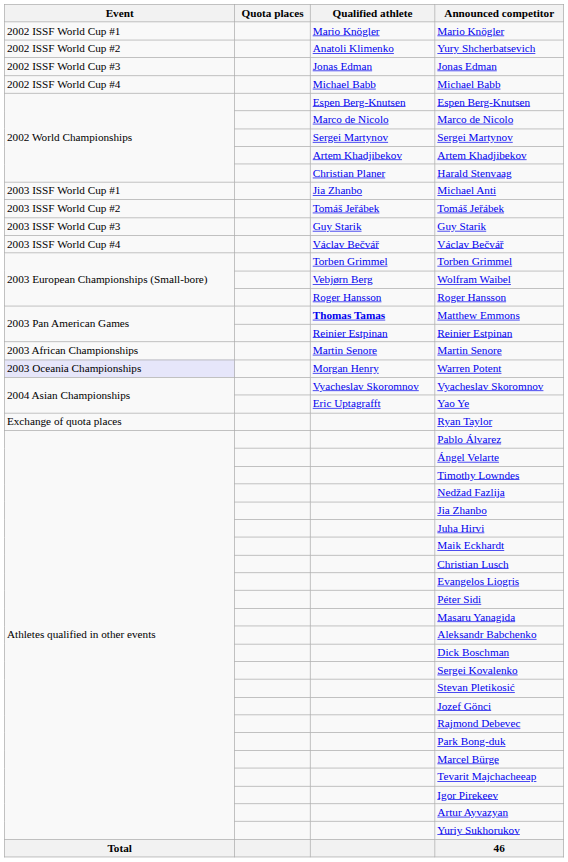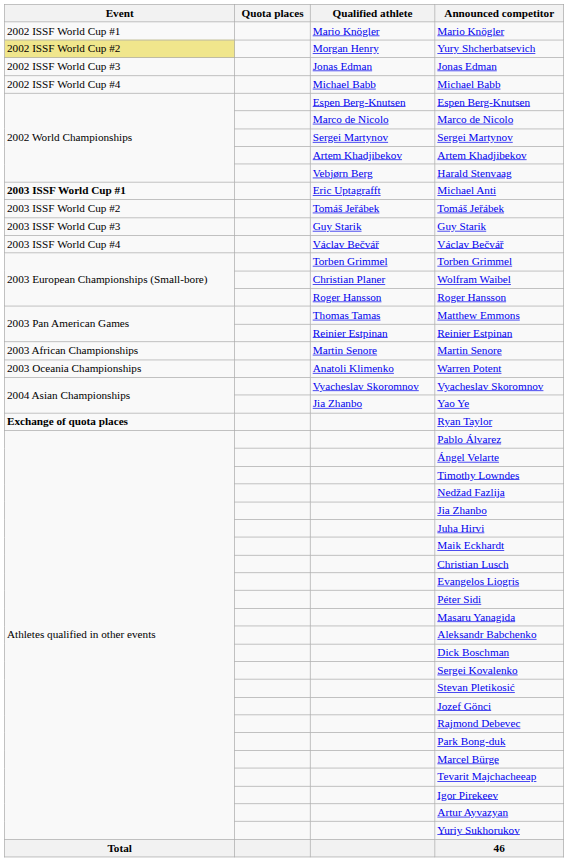(64, 48) no background -> (64, 48) khaki background
(353, 48) Anatoli Klimenko -> (346, 48) Morgan Henry
(349, 173) Christian Planer -> (343, 173) Vebjørn Berg
(64, 191) normal -> (66, 191) bold
(337, 191) Jia Zhanbo -> (347, 191) Eric Uptagrafft
(343, 279) Vebjørn Berg -> (349, 279) Christian Planer
(349, 315) bold -> (347, 315) normal
(74, 368) lavender background -> (74, 368) no background
(346, 368) Morgan Henry -> (353, 368) Anatoli Klimenko
(347, 404) Eric Uptagrafft -> (337, 404) Jia Zhanbo
(64, 421) normal -> (67, 421) bold
